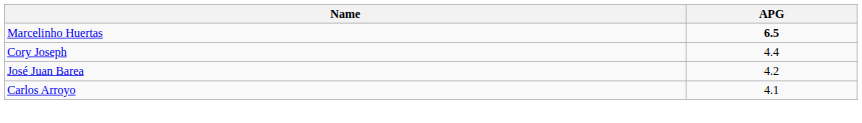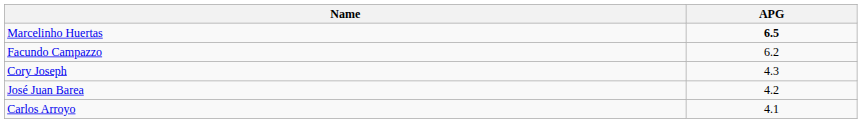+ row: (55, 52)
(772, 52) 4.4 -> (772, 71) 4.3
